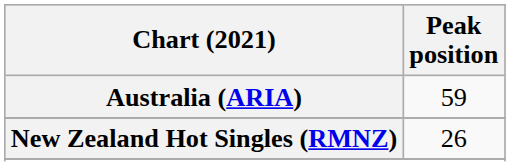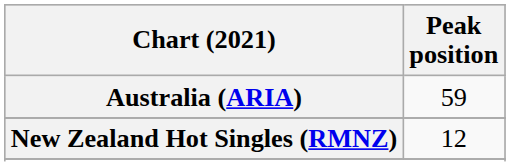(454, 138) 26 -> (454, 138) 12
